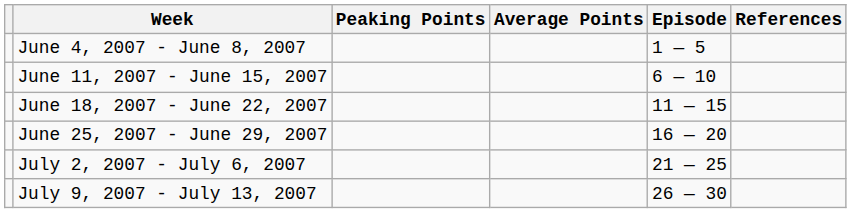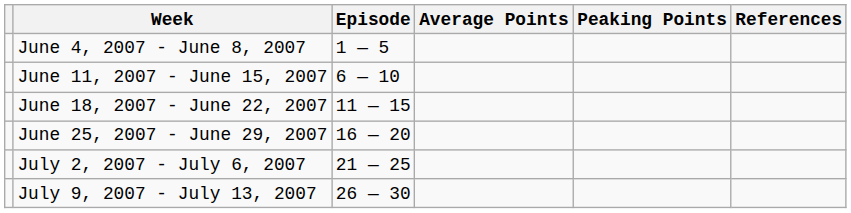columns swapped: (689, 19) <-> (411, 19)
